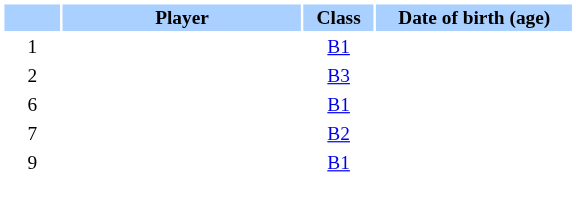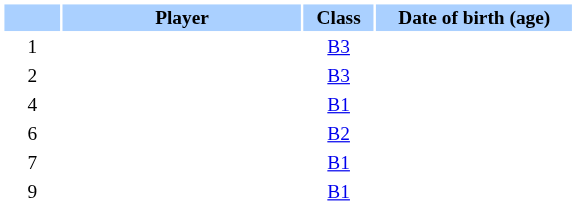(339, 46) B1 -> (339, 46) B3
+ row: (32, 104)
(339, 104) B1 -> (339, 133) B2
(339, 133) B2 -> (339, 162) B1
